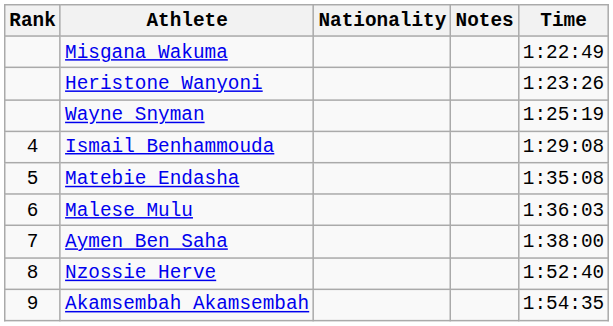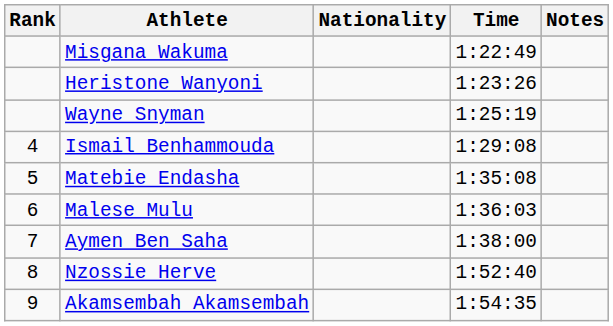columns swapped: (564, 21) <-> (485, 21)
